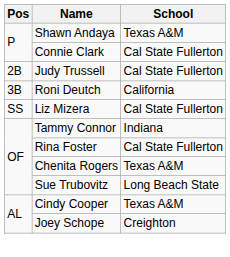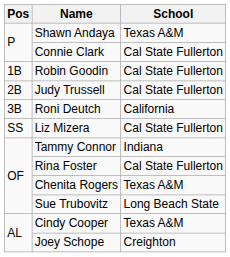+ row: (71, 71)
